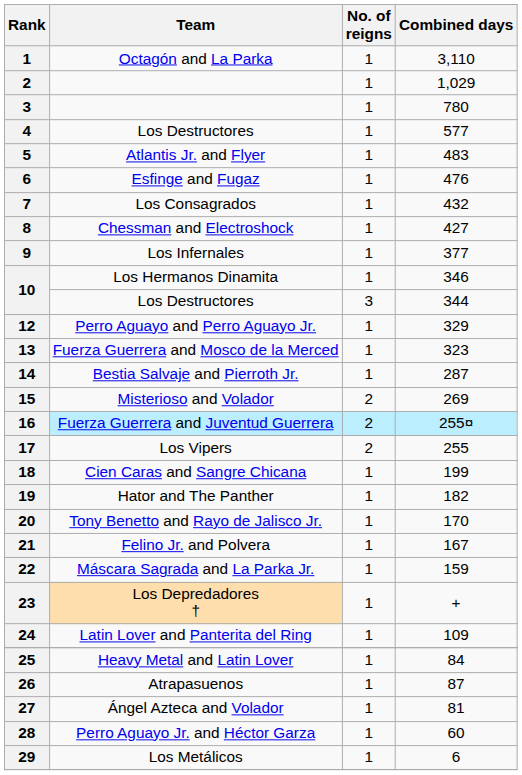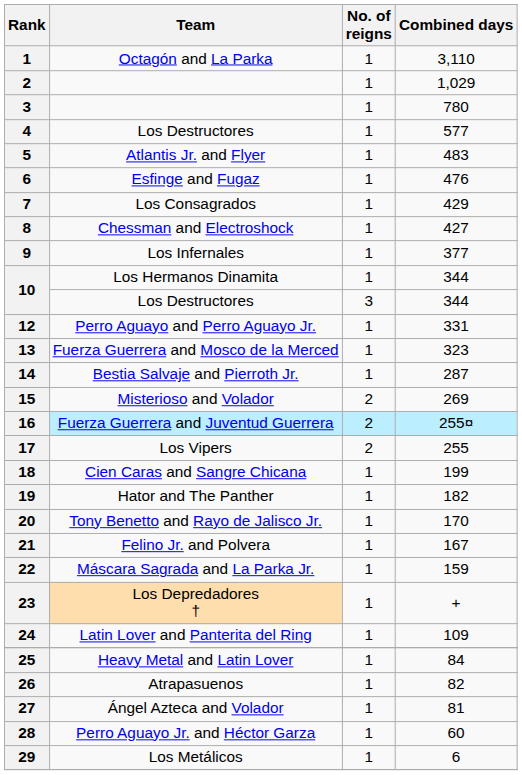(456, 204) 432 -> (456, 204) 429
(456, 277) 346 -> (456, 277) 344
(456, 326) 329 -> (456, 326) 331
(456, 684) 87 -> (456, 684) 82
